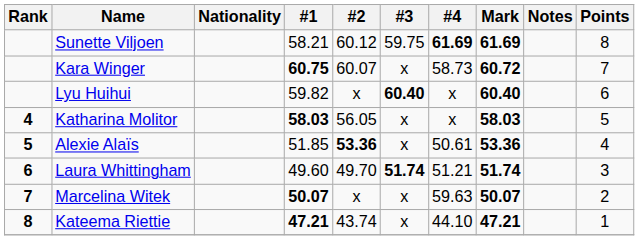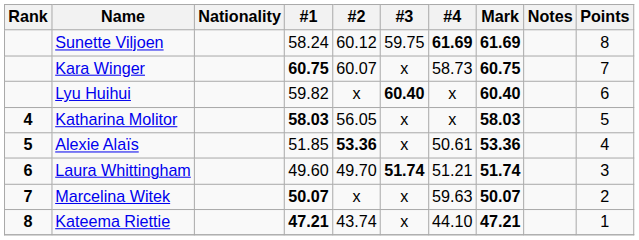(309, 42) 58.21 -> (309, 42) 58.24
(500, 68) 60.72 -> (500, 68) 60.75
